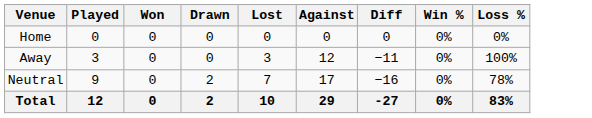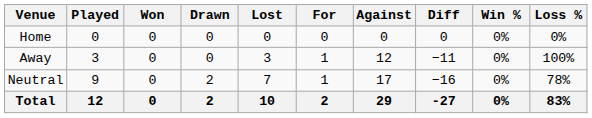+ column: (324, 15)
